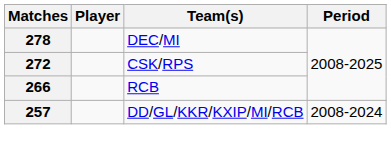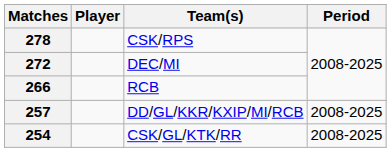(153, 40) DEC/MI -> (160, 40) CSK/RPS
(160, 64) CSK/RPS -> (153, 64) DEC/MI
(346, 111) 2008-2024 -> (346, 111) 2008-2025
+ row: (38, 135)
